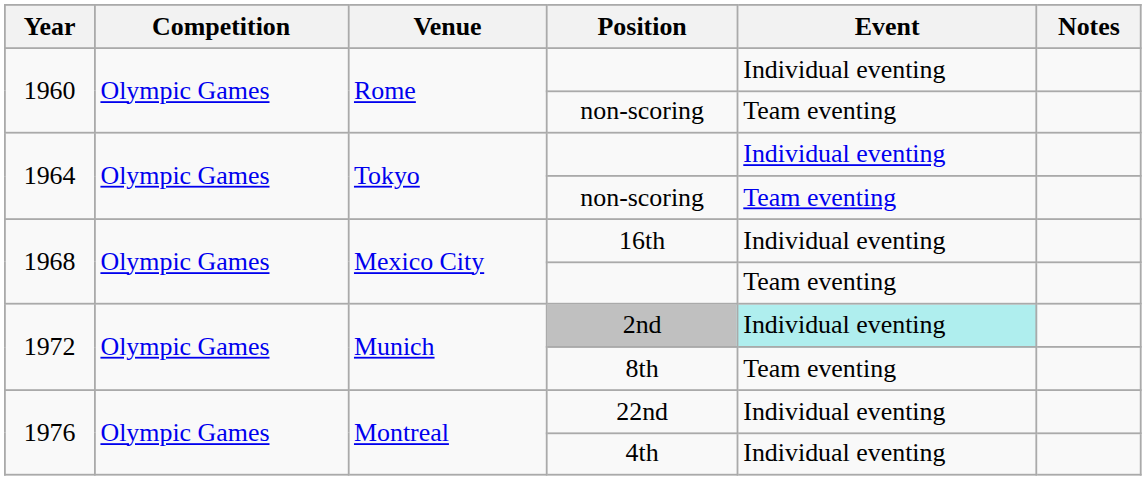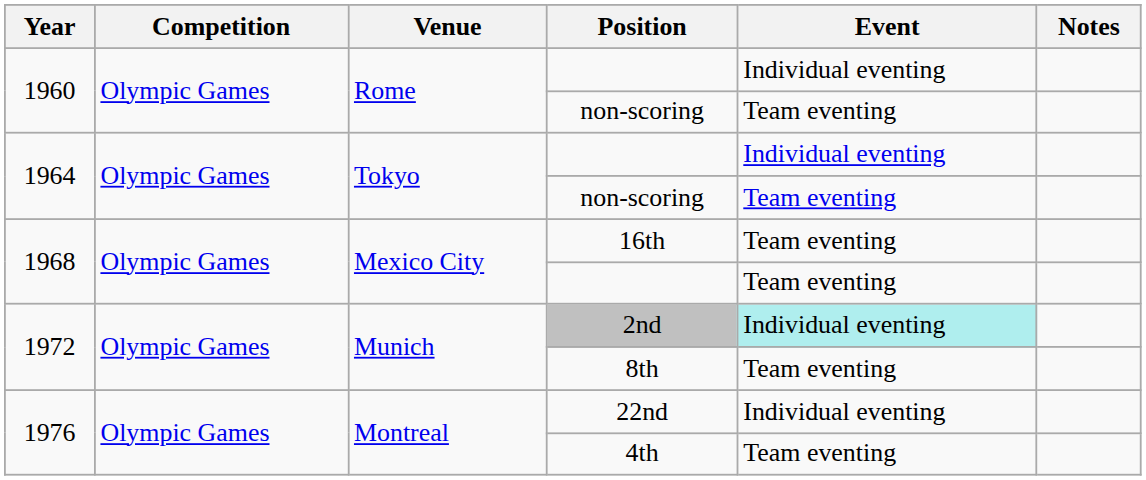(844, 240) Individual eventing -> (820, 240) Team eventing
(844, 453) Individual eventing -> (820, 453) Team eventing
